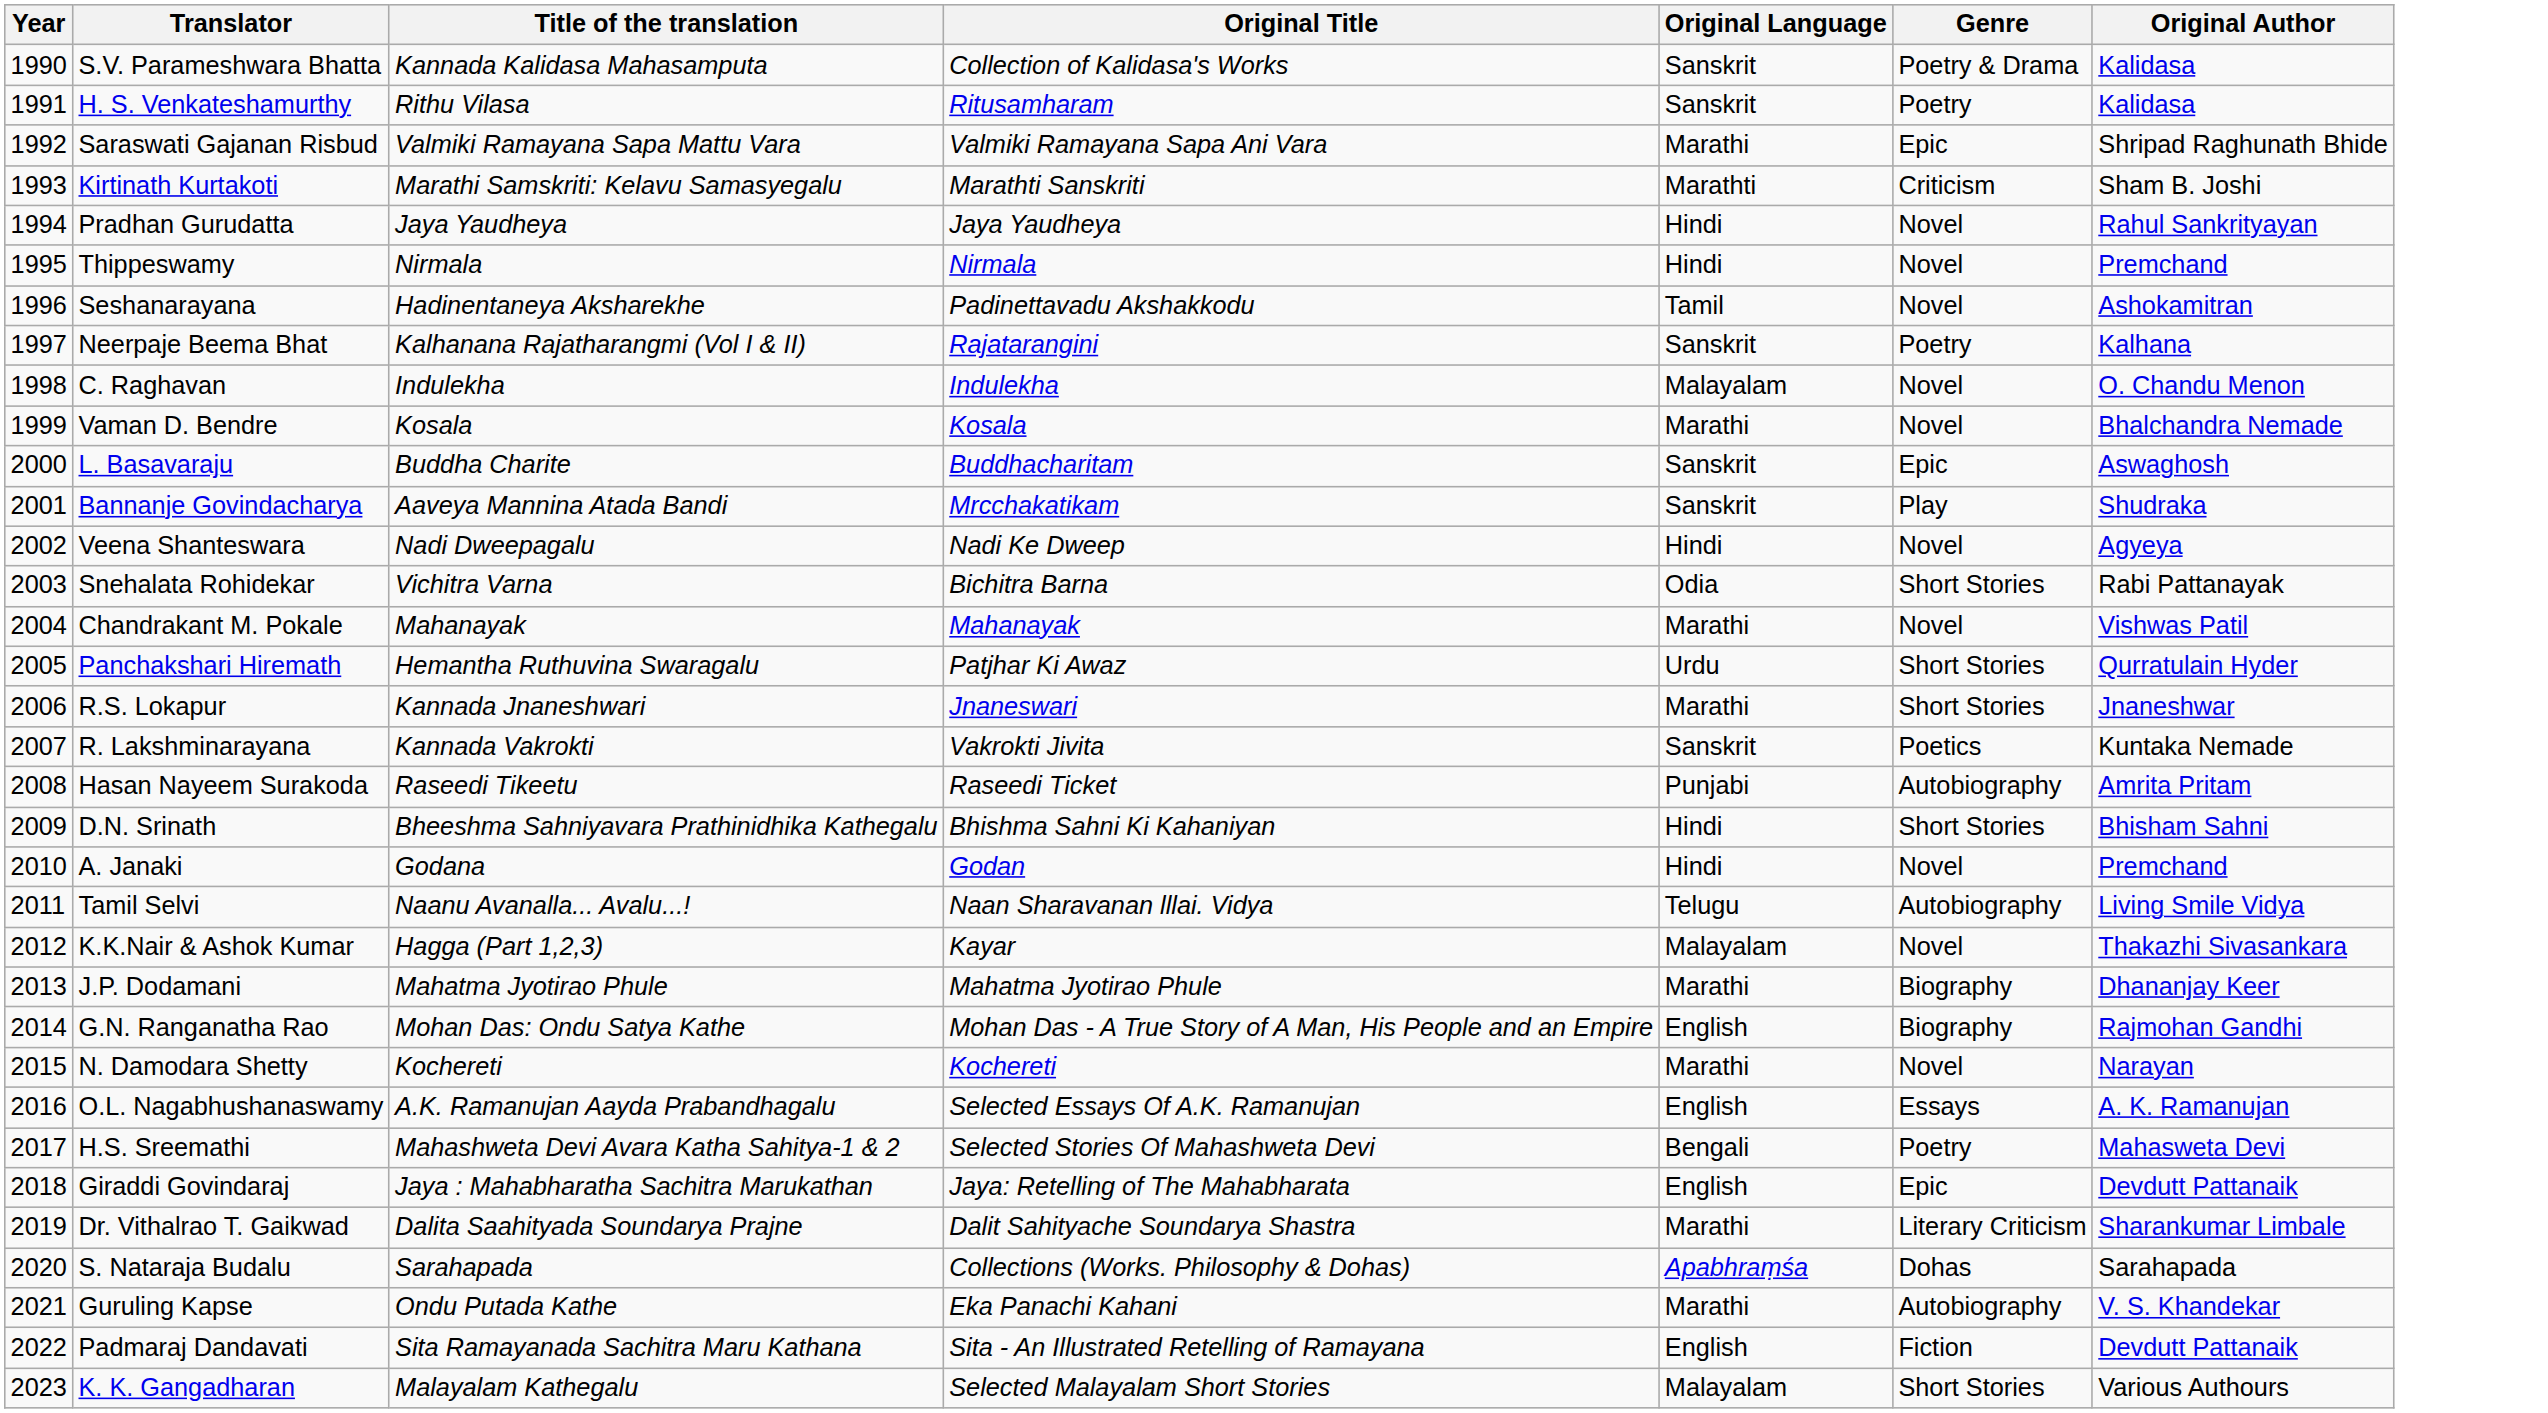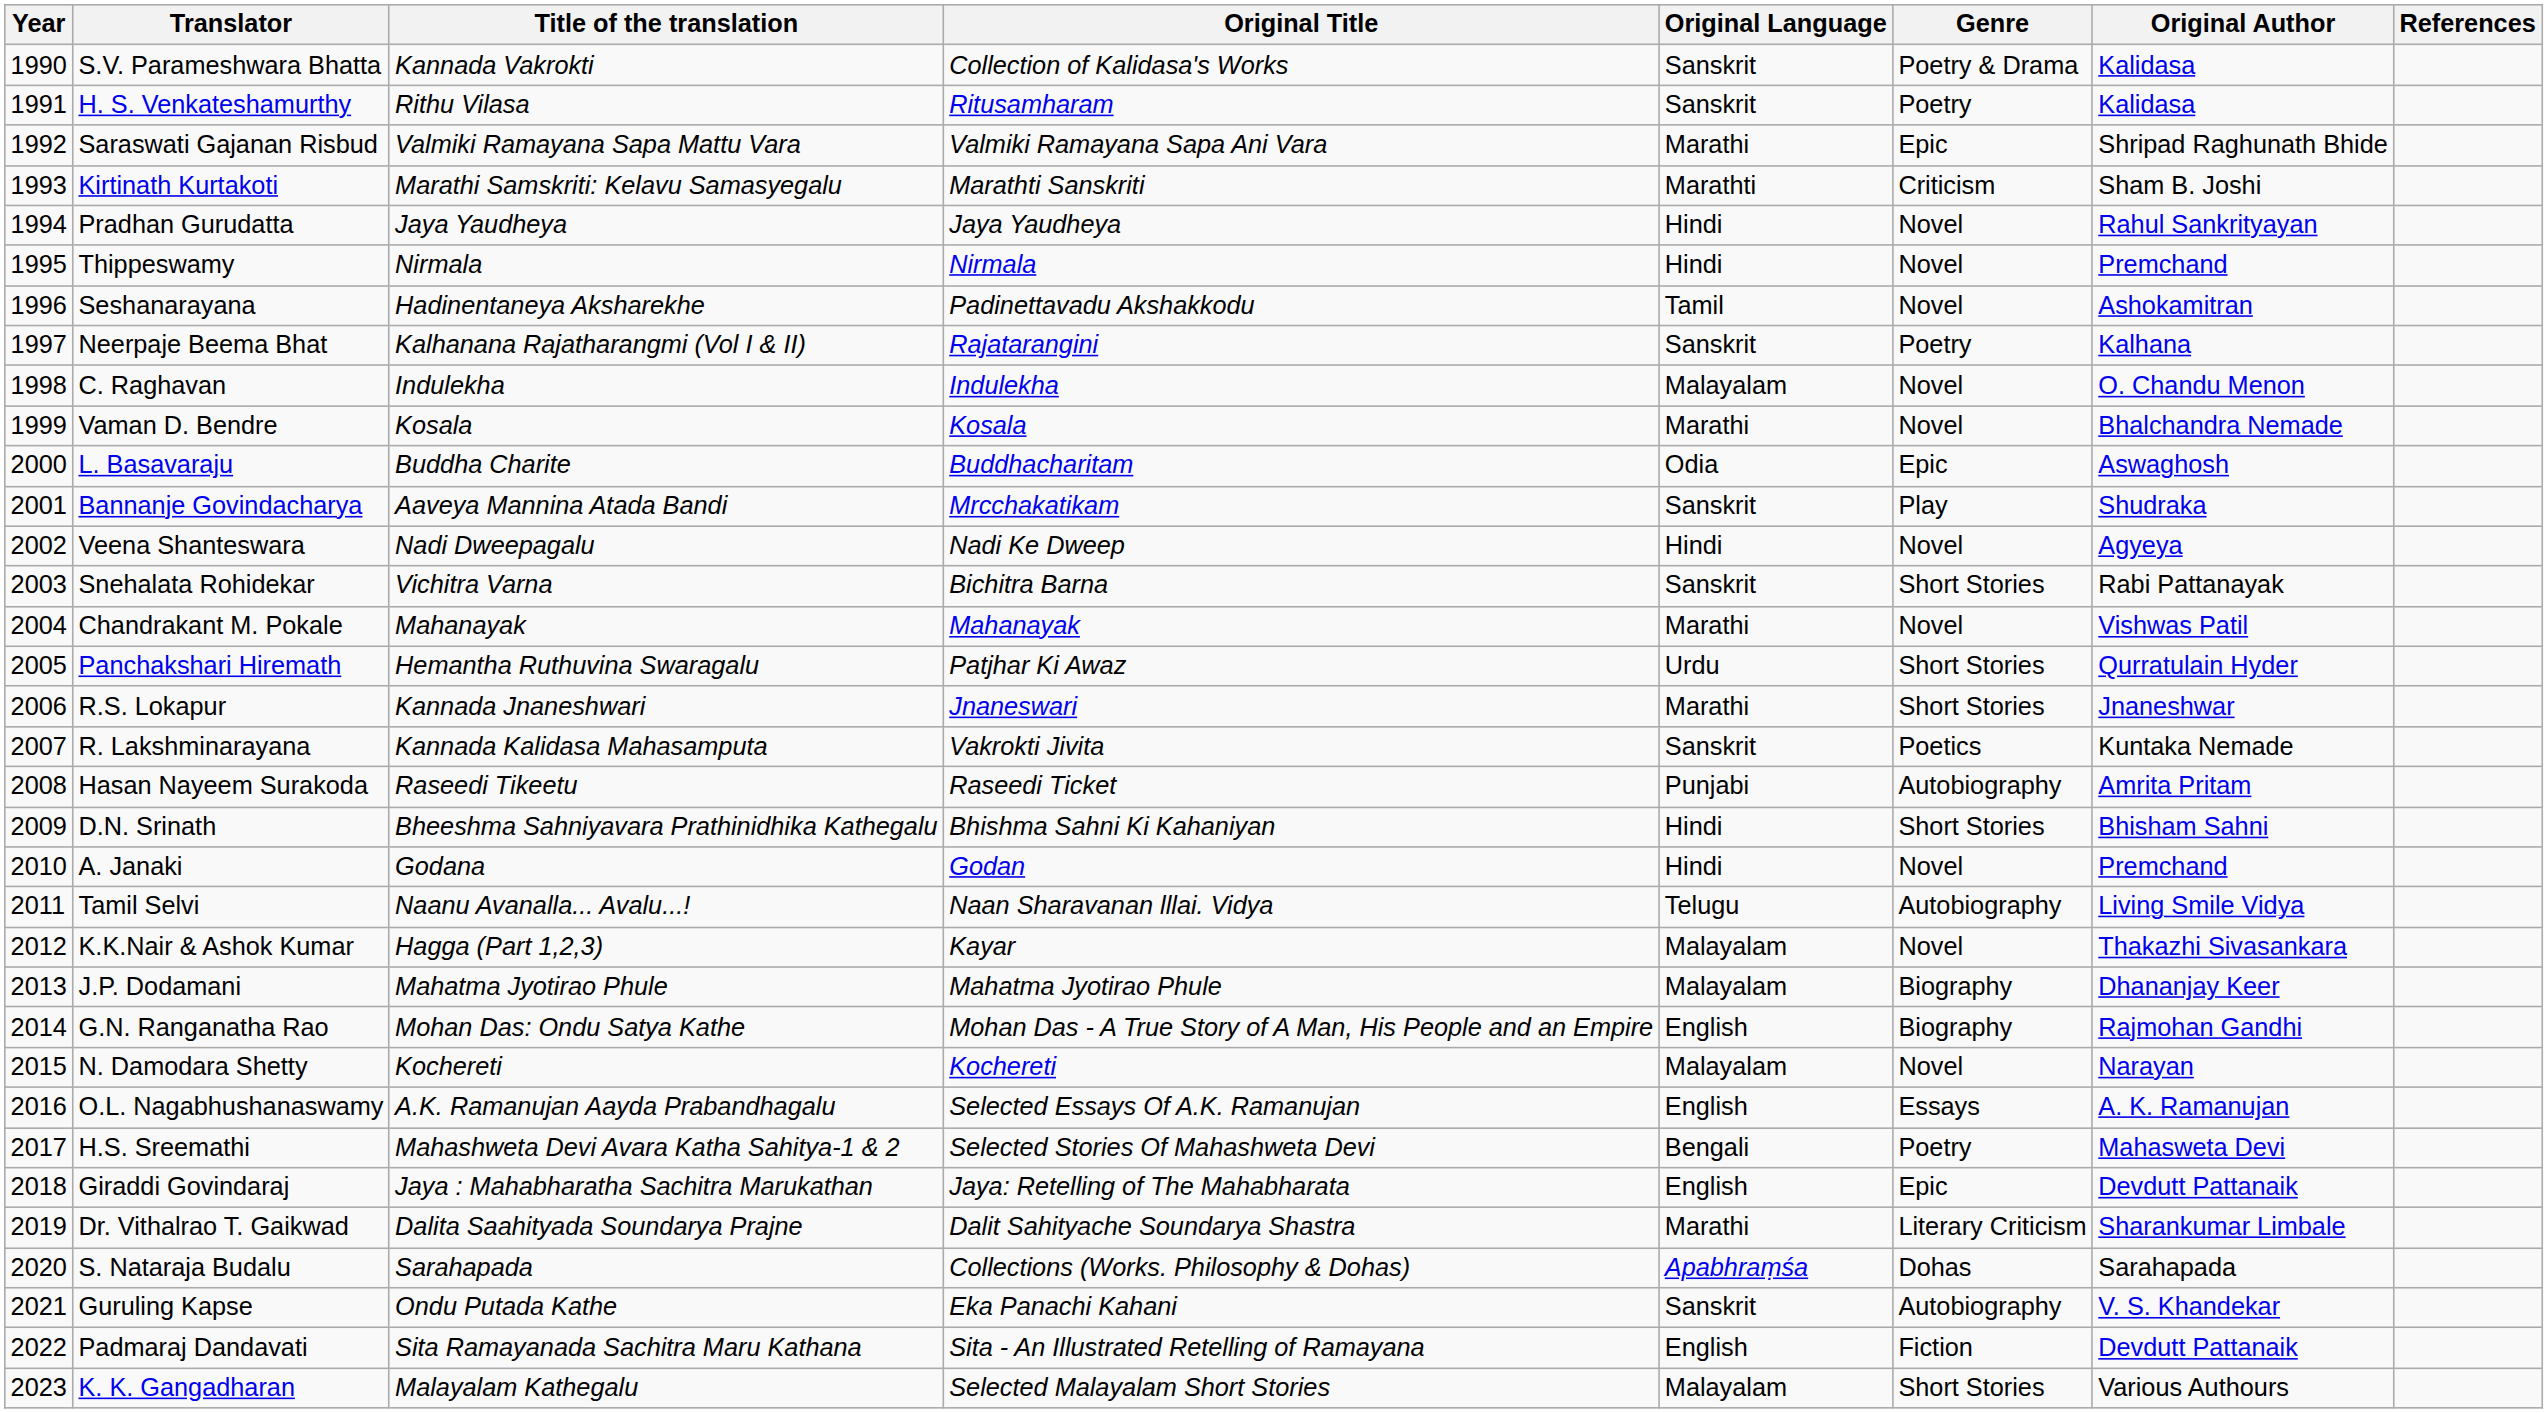+ column: (2468, 24)
(581, 64) Kannada Kalidasa Mahasamputa -> (494, 64) Kannada Vakrokti
(1710, 465) Sanskrit -> (1692, 465) Odia
(1692, 585) Odia -> (1710, 585) Sanskrit
(494, 746) Kannada Vakrokti -> (581, 746) Kannada Kalidasa Mahasamputa
(1707, 986) Marathi -> (1726, 986) Malayalam
(1707, 1066) Marathi -> (1726, 1066) Malayalam
(1707, 1307) Marathi -> (1710, 1307) Sanskrit
